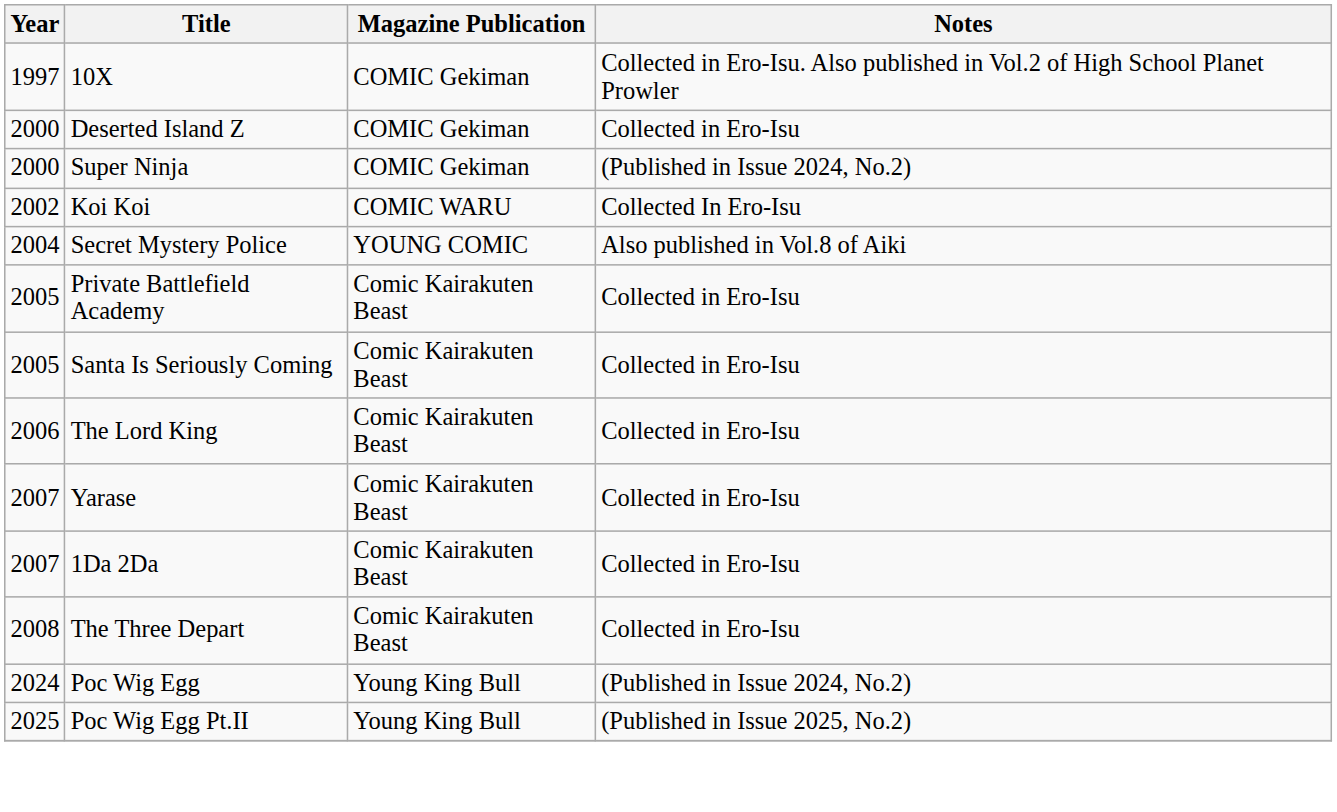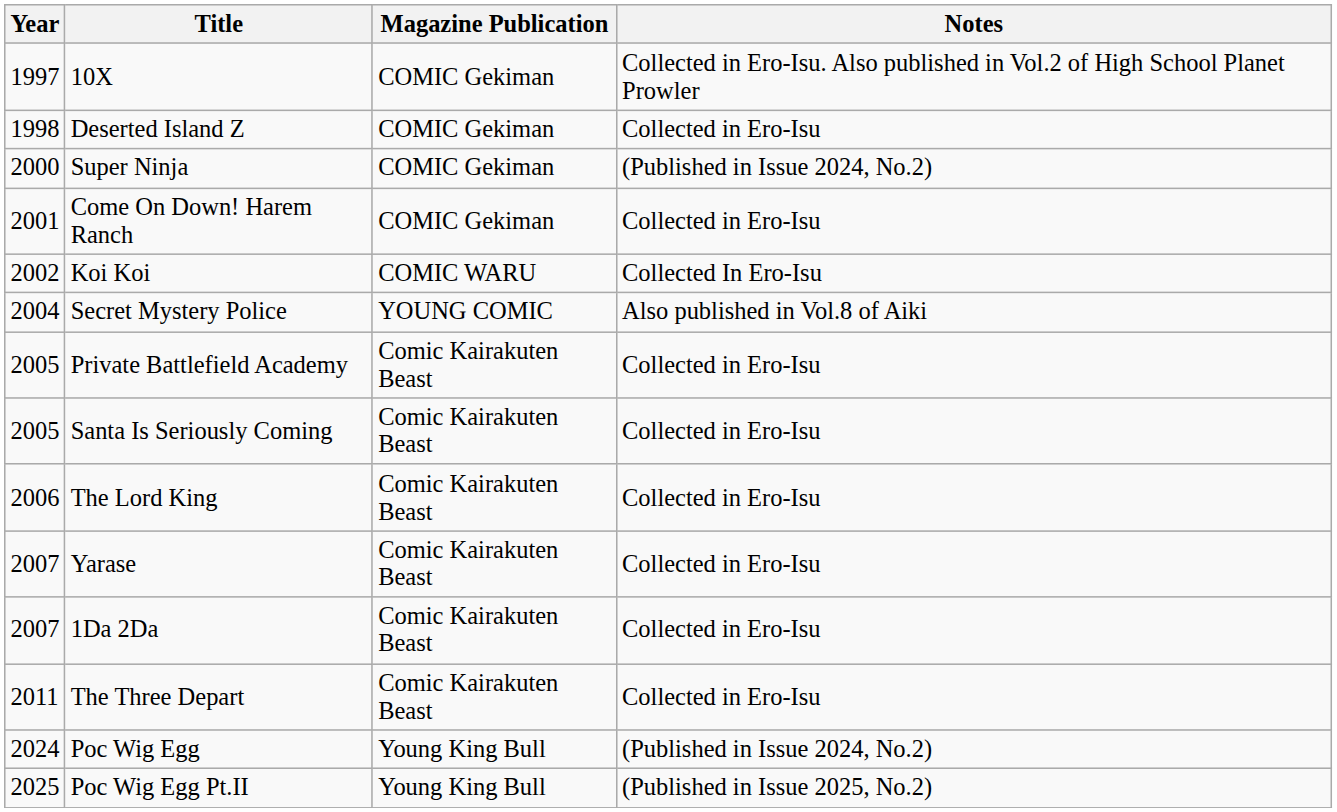(35, 129) 2000 -> (35, 129) 1998
+ row: (191, 220)
(35, 629) 2008 -> (34, 696) 2011
